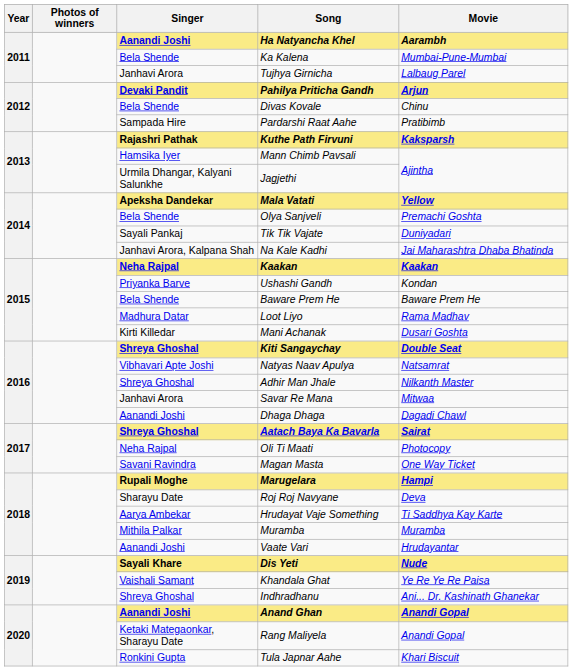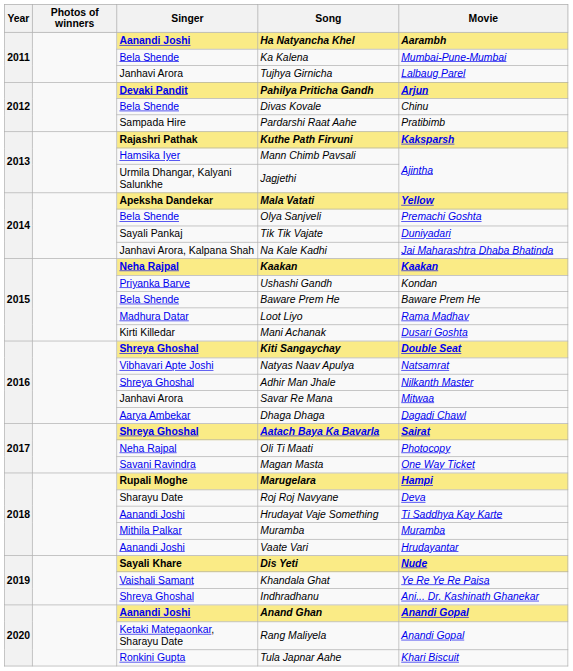(152, 415) Aanandi Joshi -> (155, 415) Aarya Ambekar
(155, 514) Aarya Ambekar -> (152, 514) Aanandi Joshi
